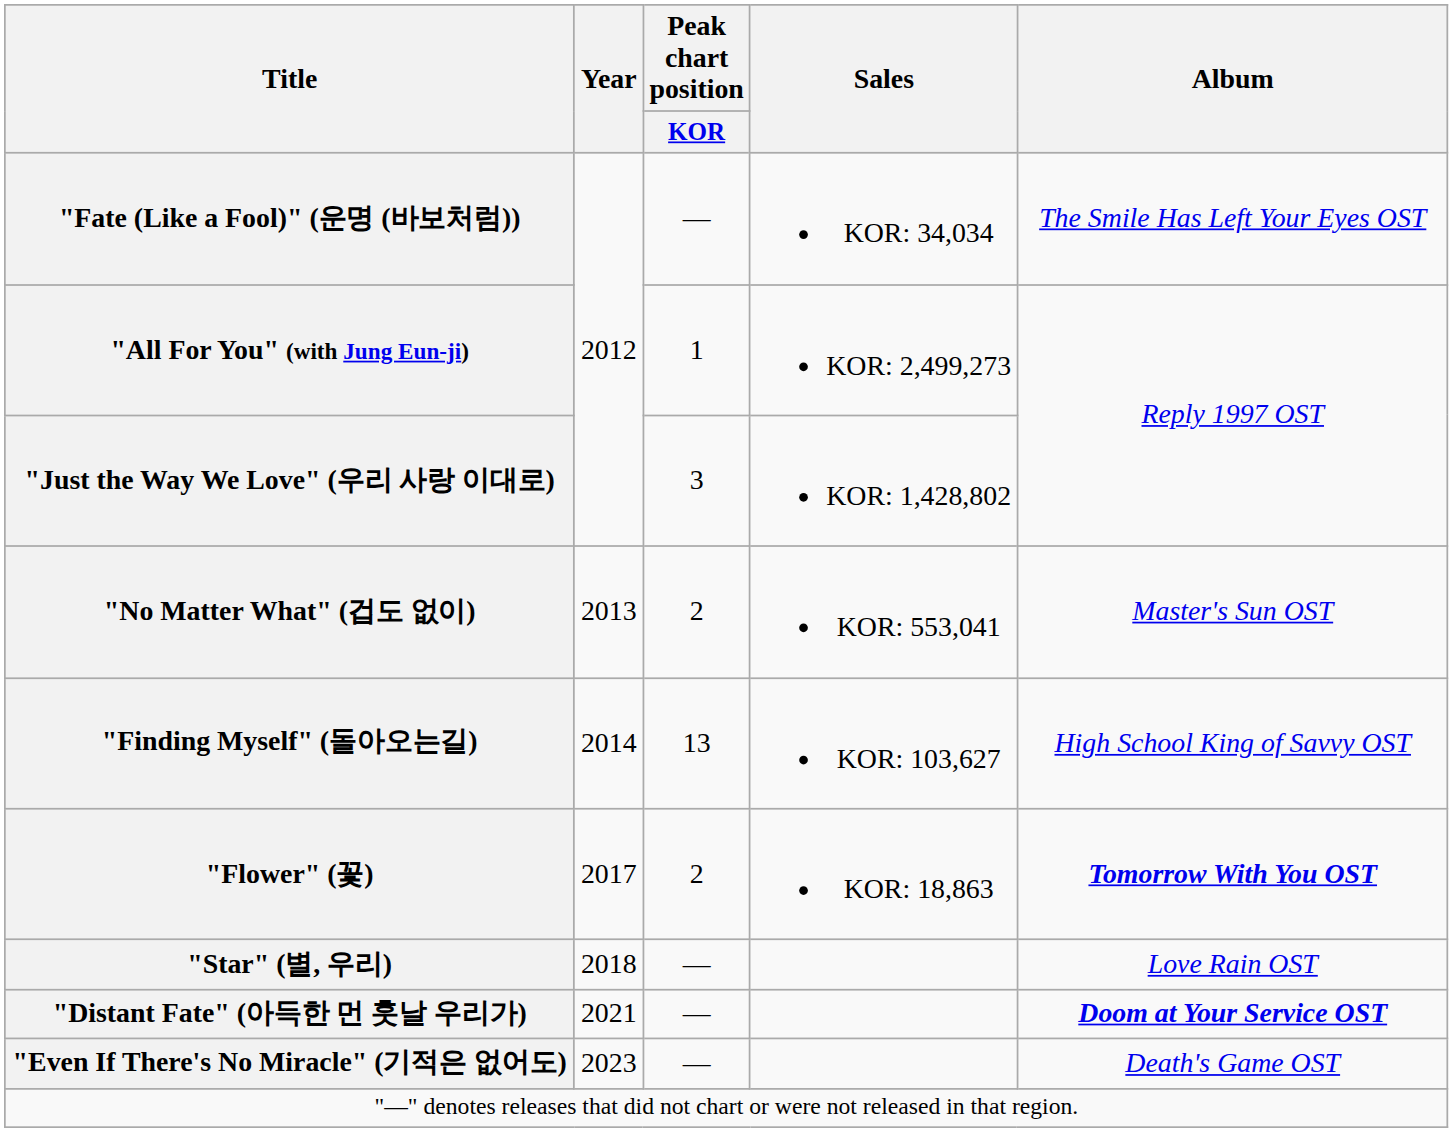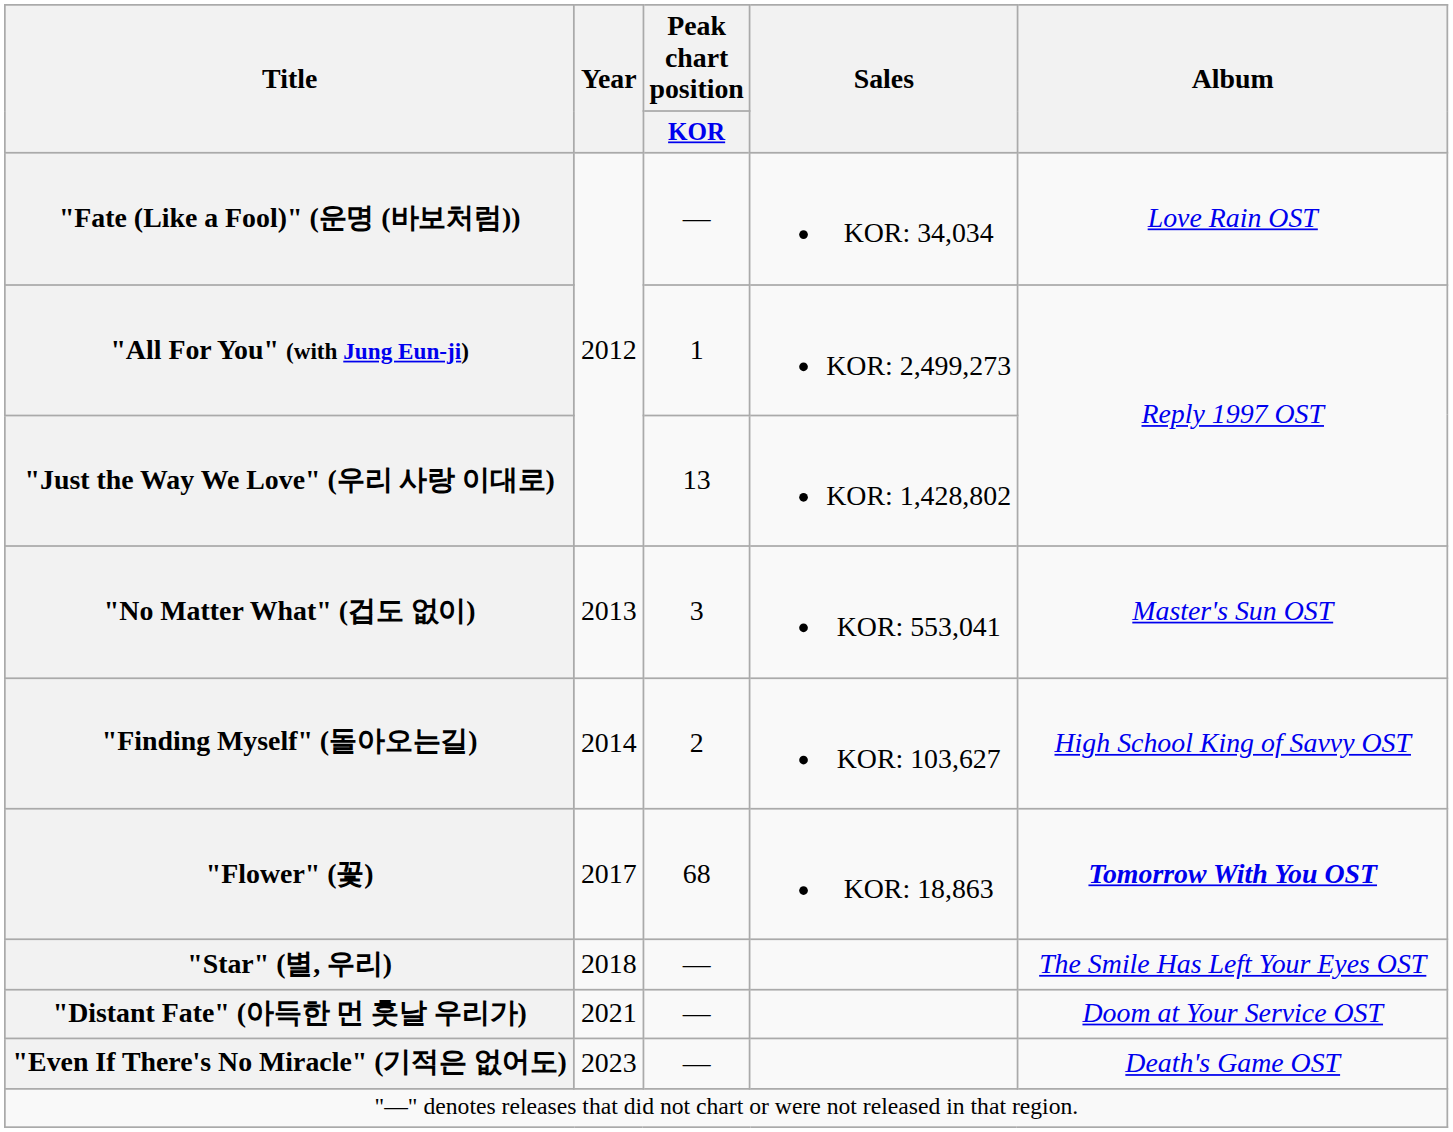(1233, 218) The Smile Has Left Your Eyes OST -> (1233, 218) Love Rain OST
(697, 480) 3 -> (697, 480) 13
(697, 611) 2 -> (697, 611) 3
(697, 742) 13 -> (697, 742) 2
(697, 873) 2 -> (697, 873) 68
(1233, 964) Love Rain OST -> (1233, 964) The Smile Has Left Your Eyes OST
(1233, 1013) bold -> (1233, 1013) normal
